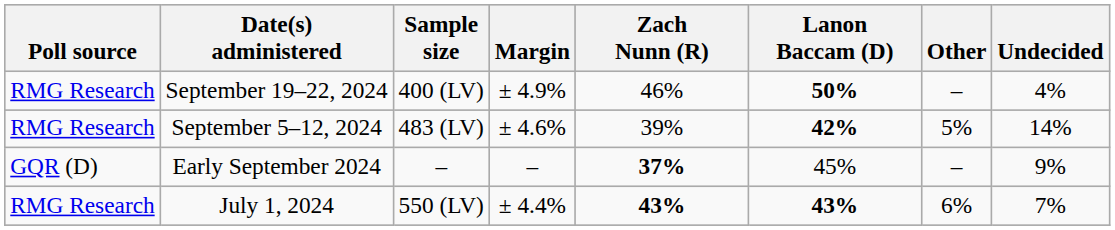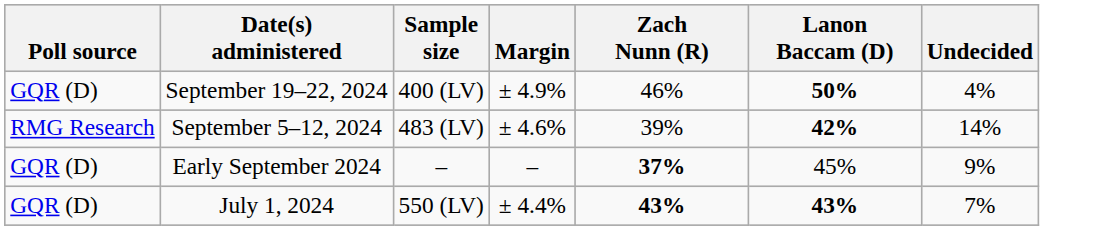- column: (957, 51)
(82, 90) RMG Research -> (54, 90) GQR (D)
(82, 205) RMG Research -> (54, 205) GQR (D)
